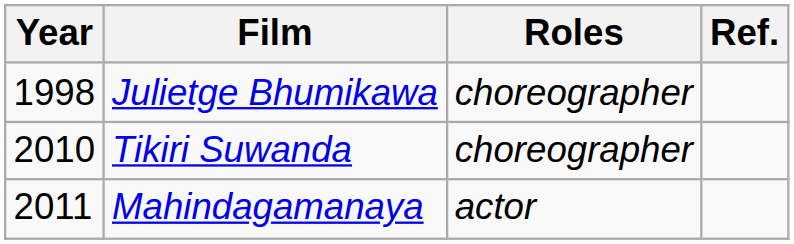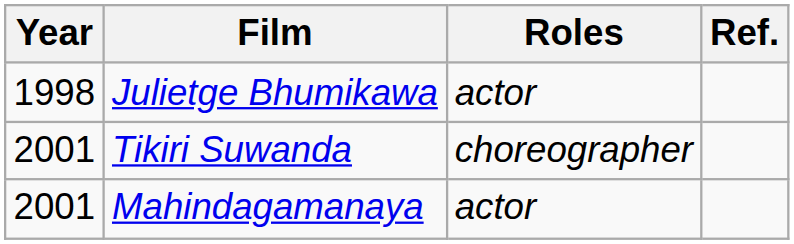(574, 91) choreographer -> (495, 91) actor
(54, 149) 2010 -> (54, 149) 2001
(53, 207) 2011 -> (54, 207) 2001
